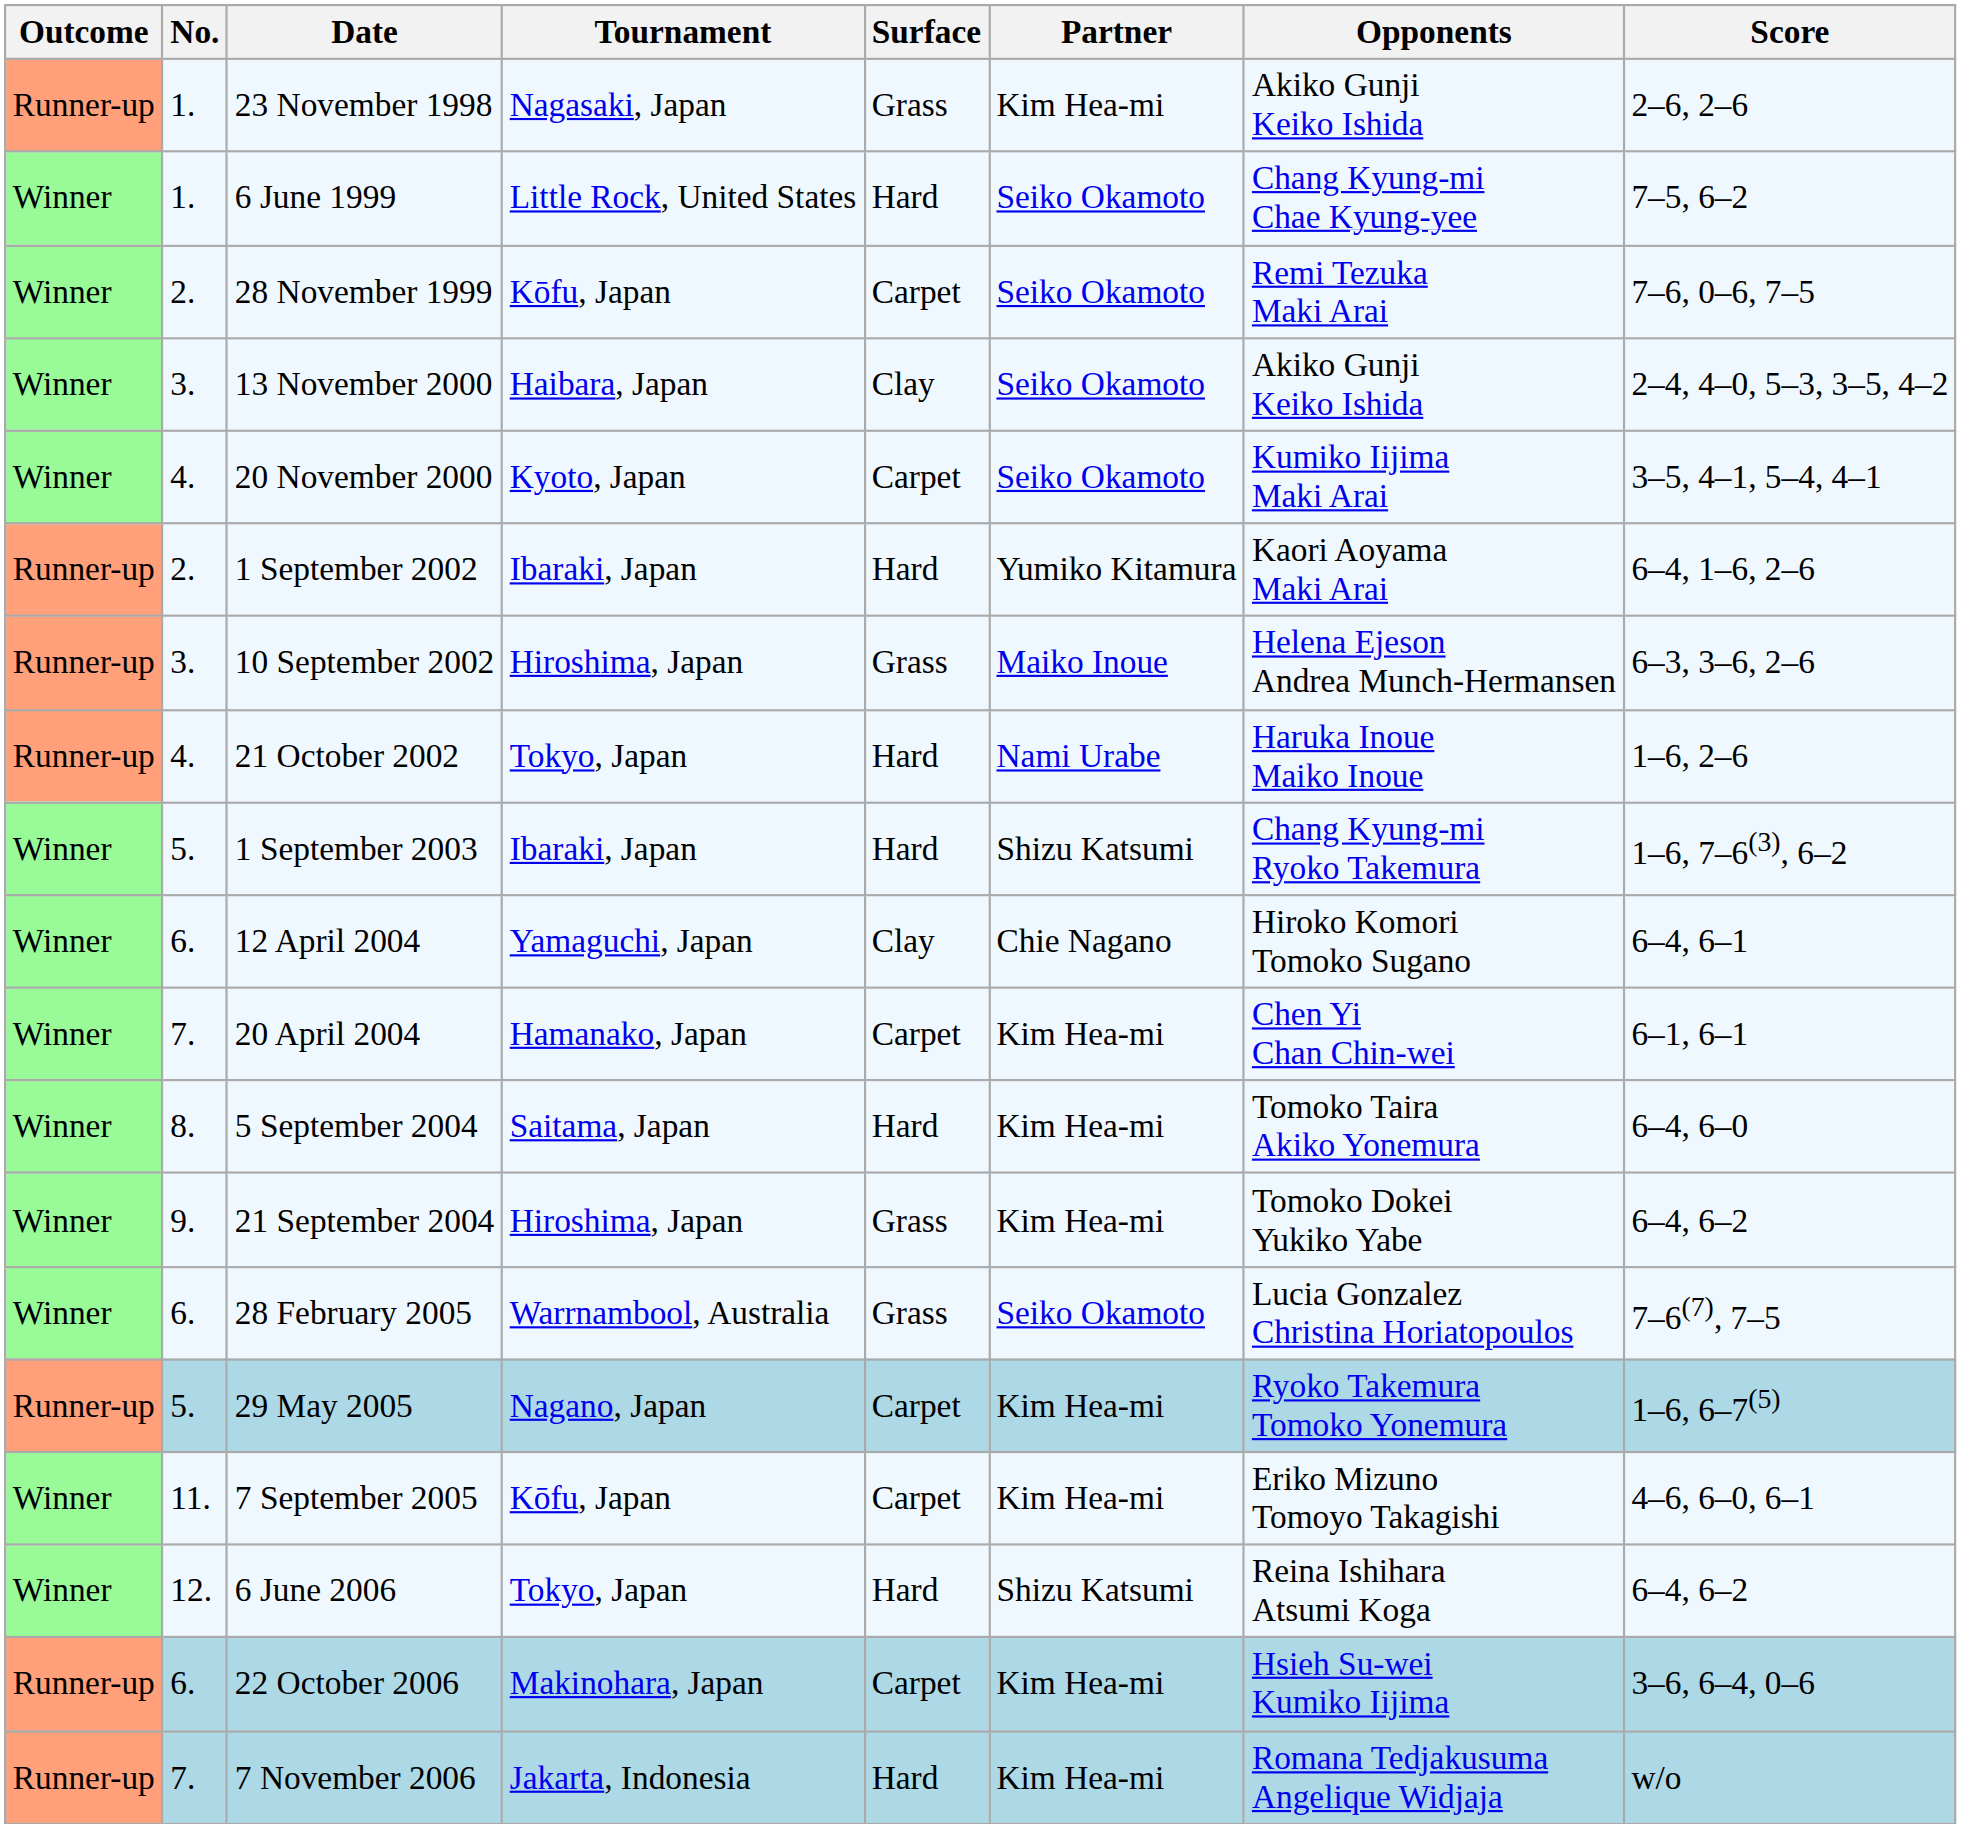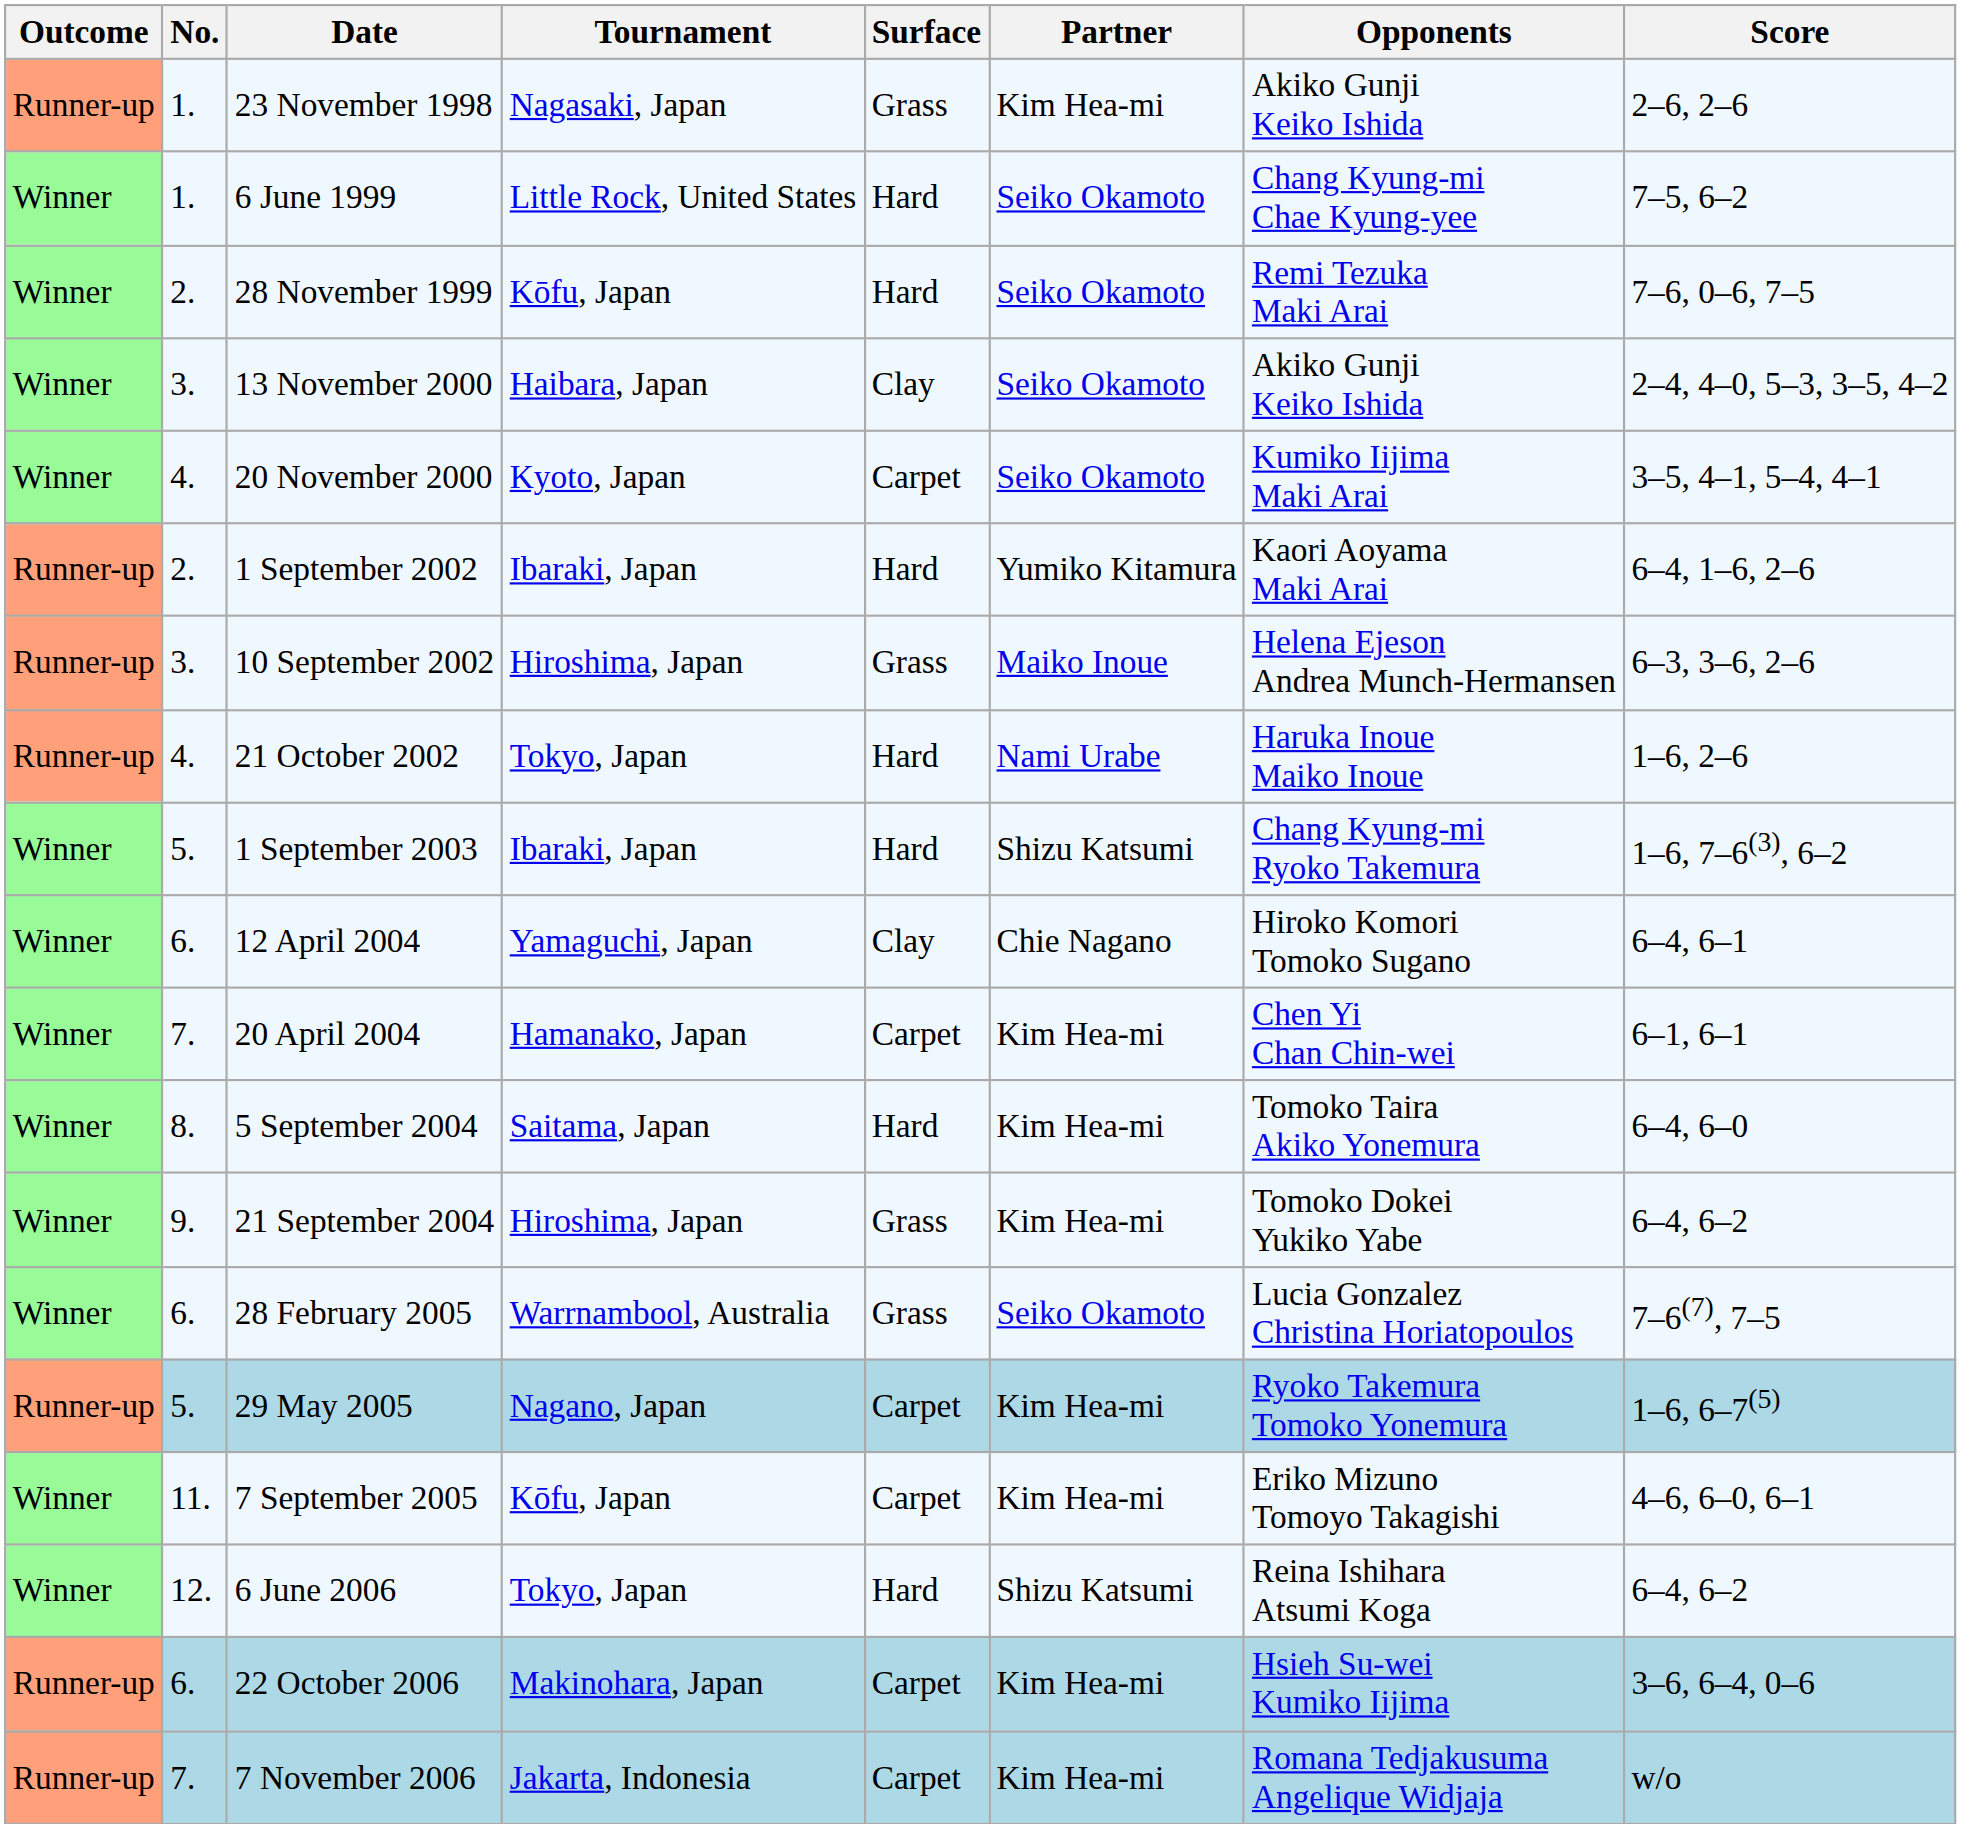(916, 290) Carpet -> (905, 290) Hard
(905, 1775) Hard -> (916, 1775) Carpet
